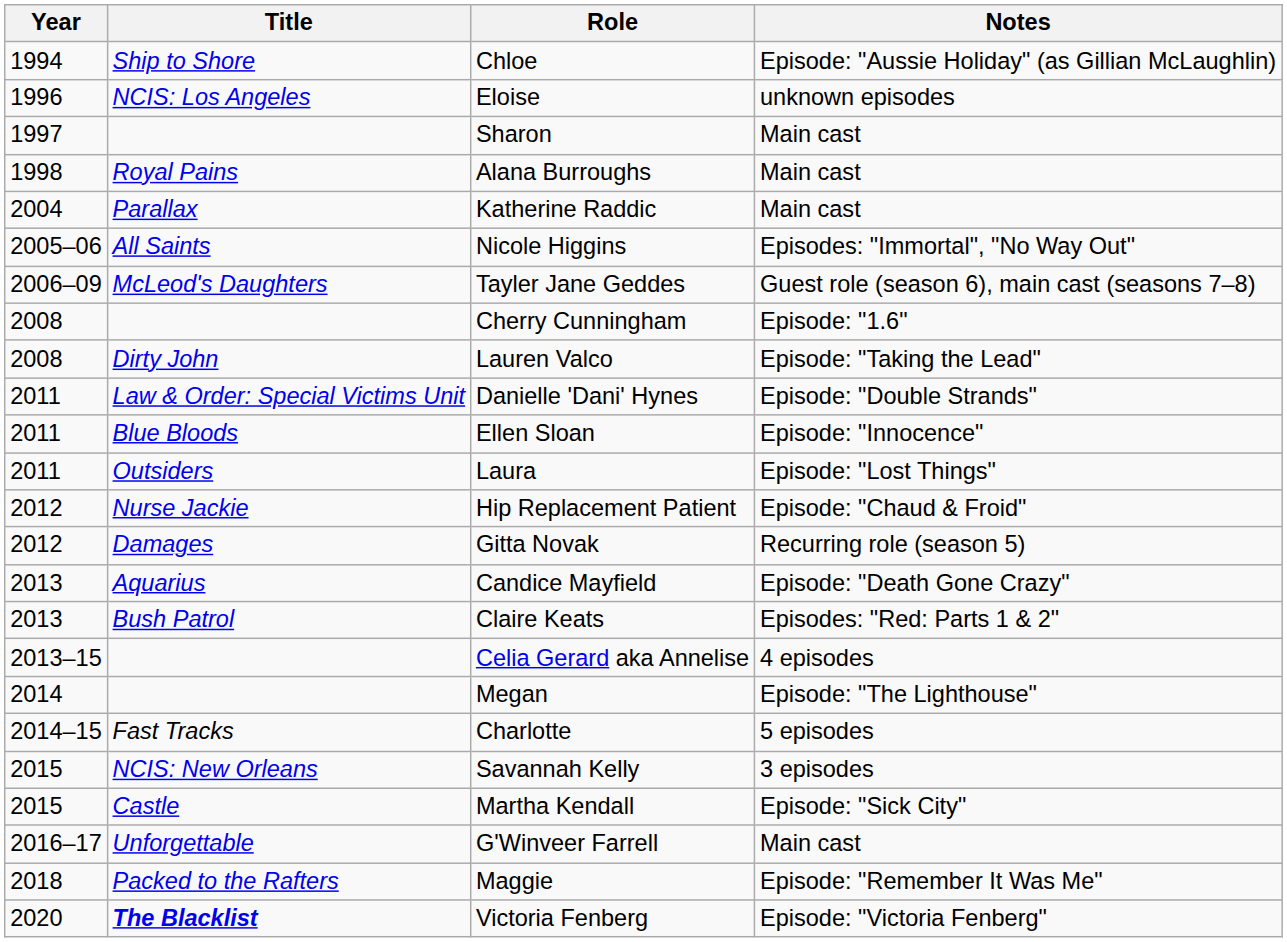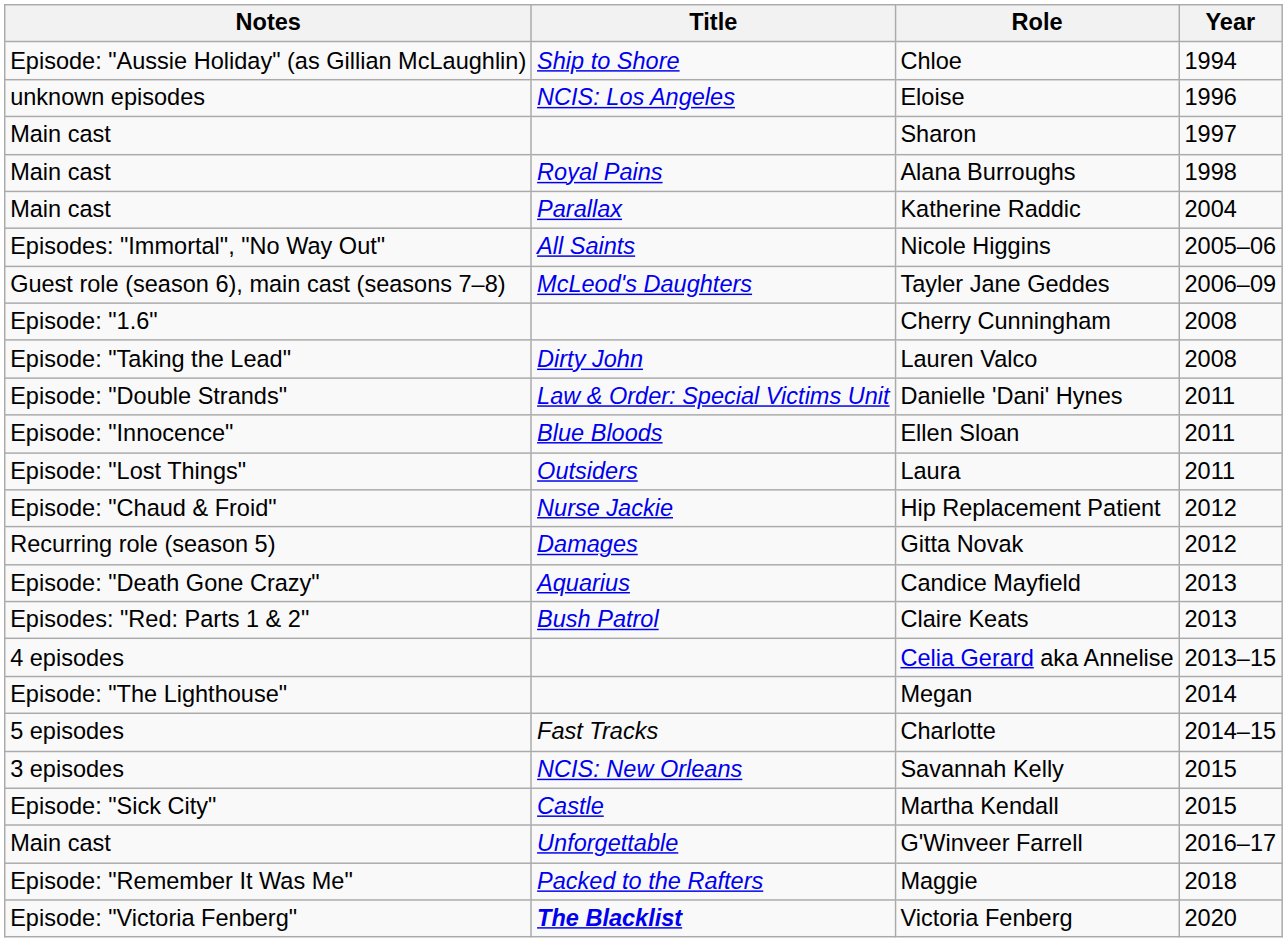columns swapped: (56, 23) <-> (1018, 23)
